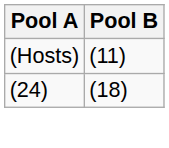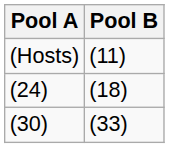+ row: (29, 124)
